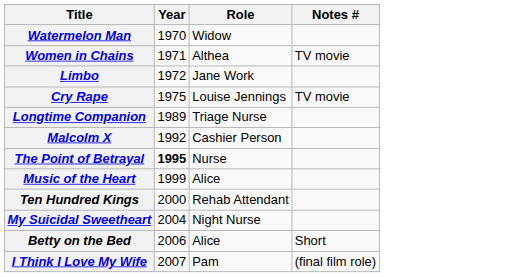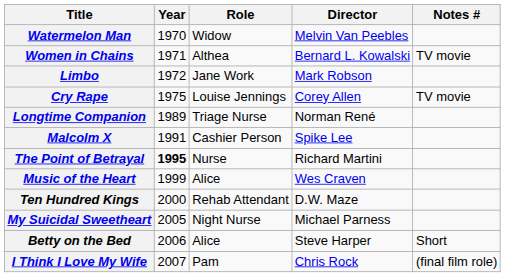+ column: (352, 14)
(172, 138) 1992 -> (172, 138) 1991
(172, 220) 2004 -> (172, 220) 2005
